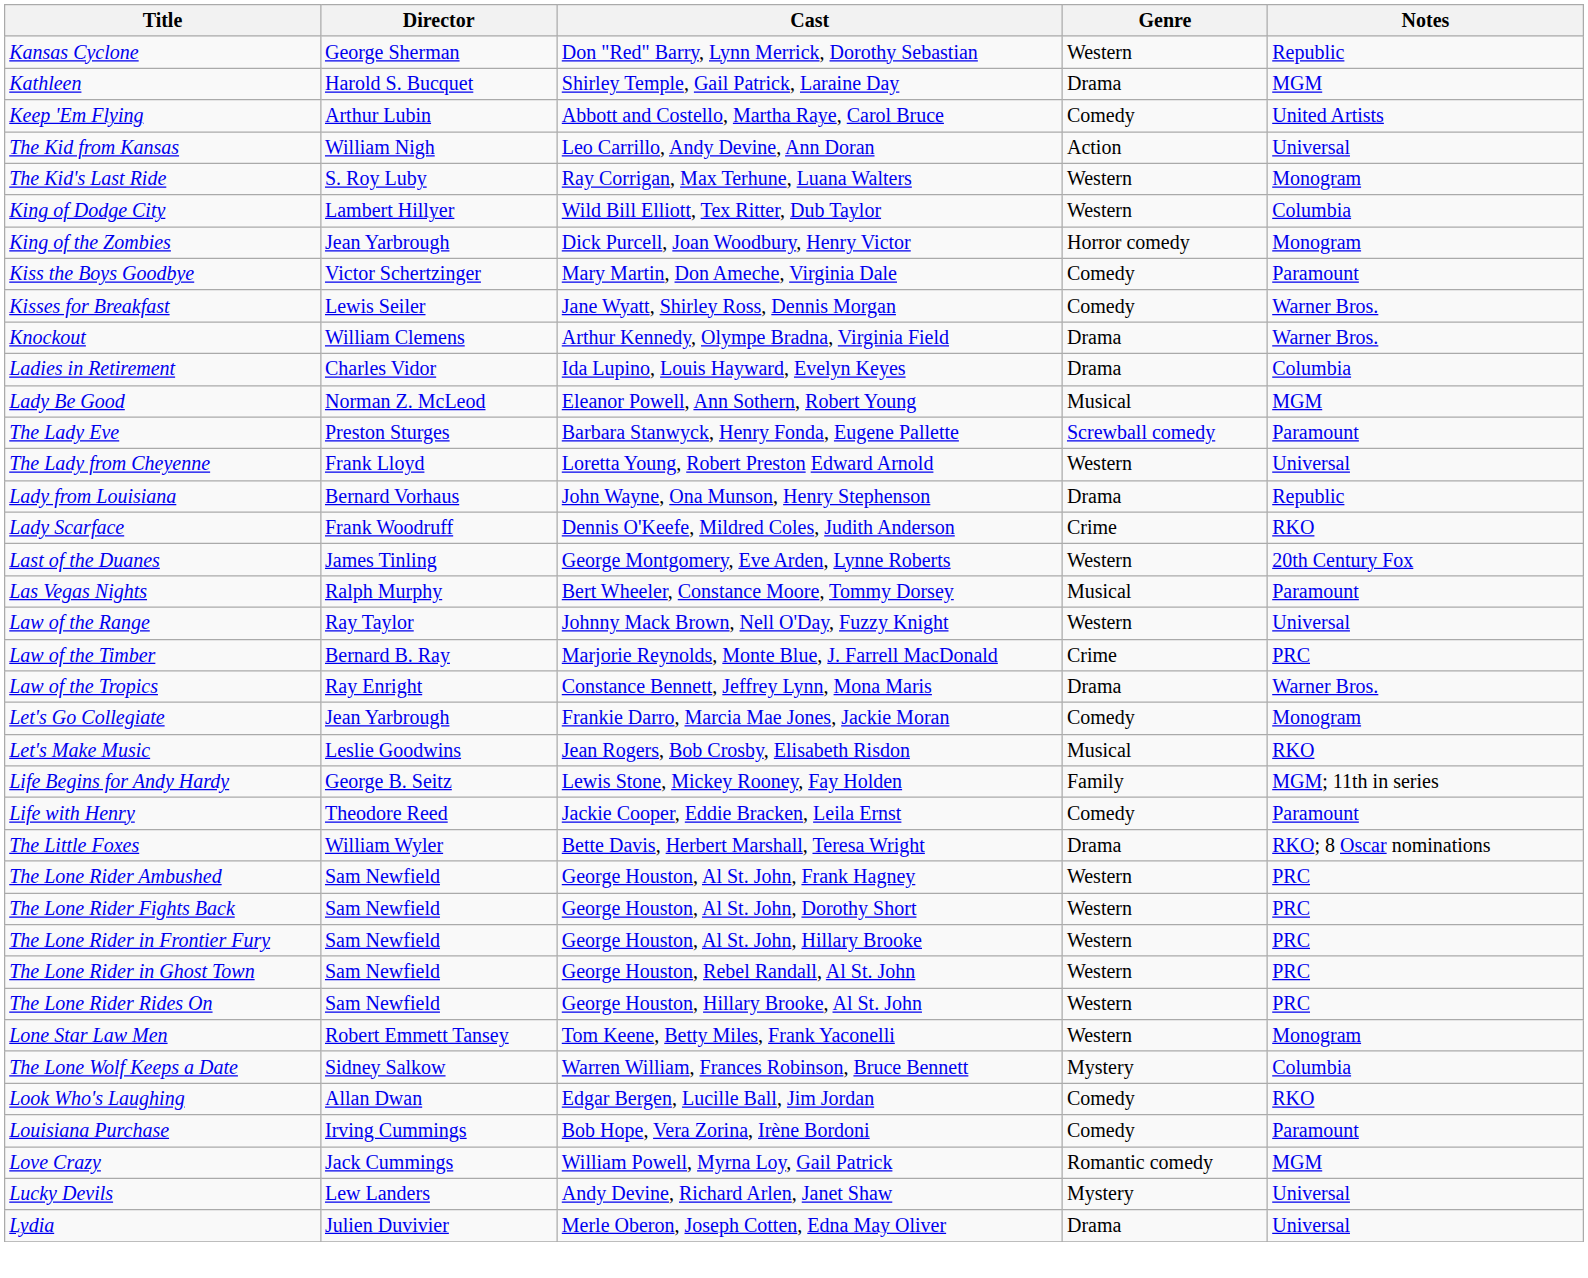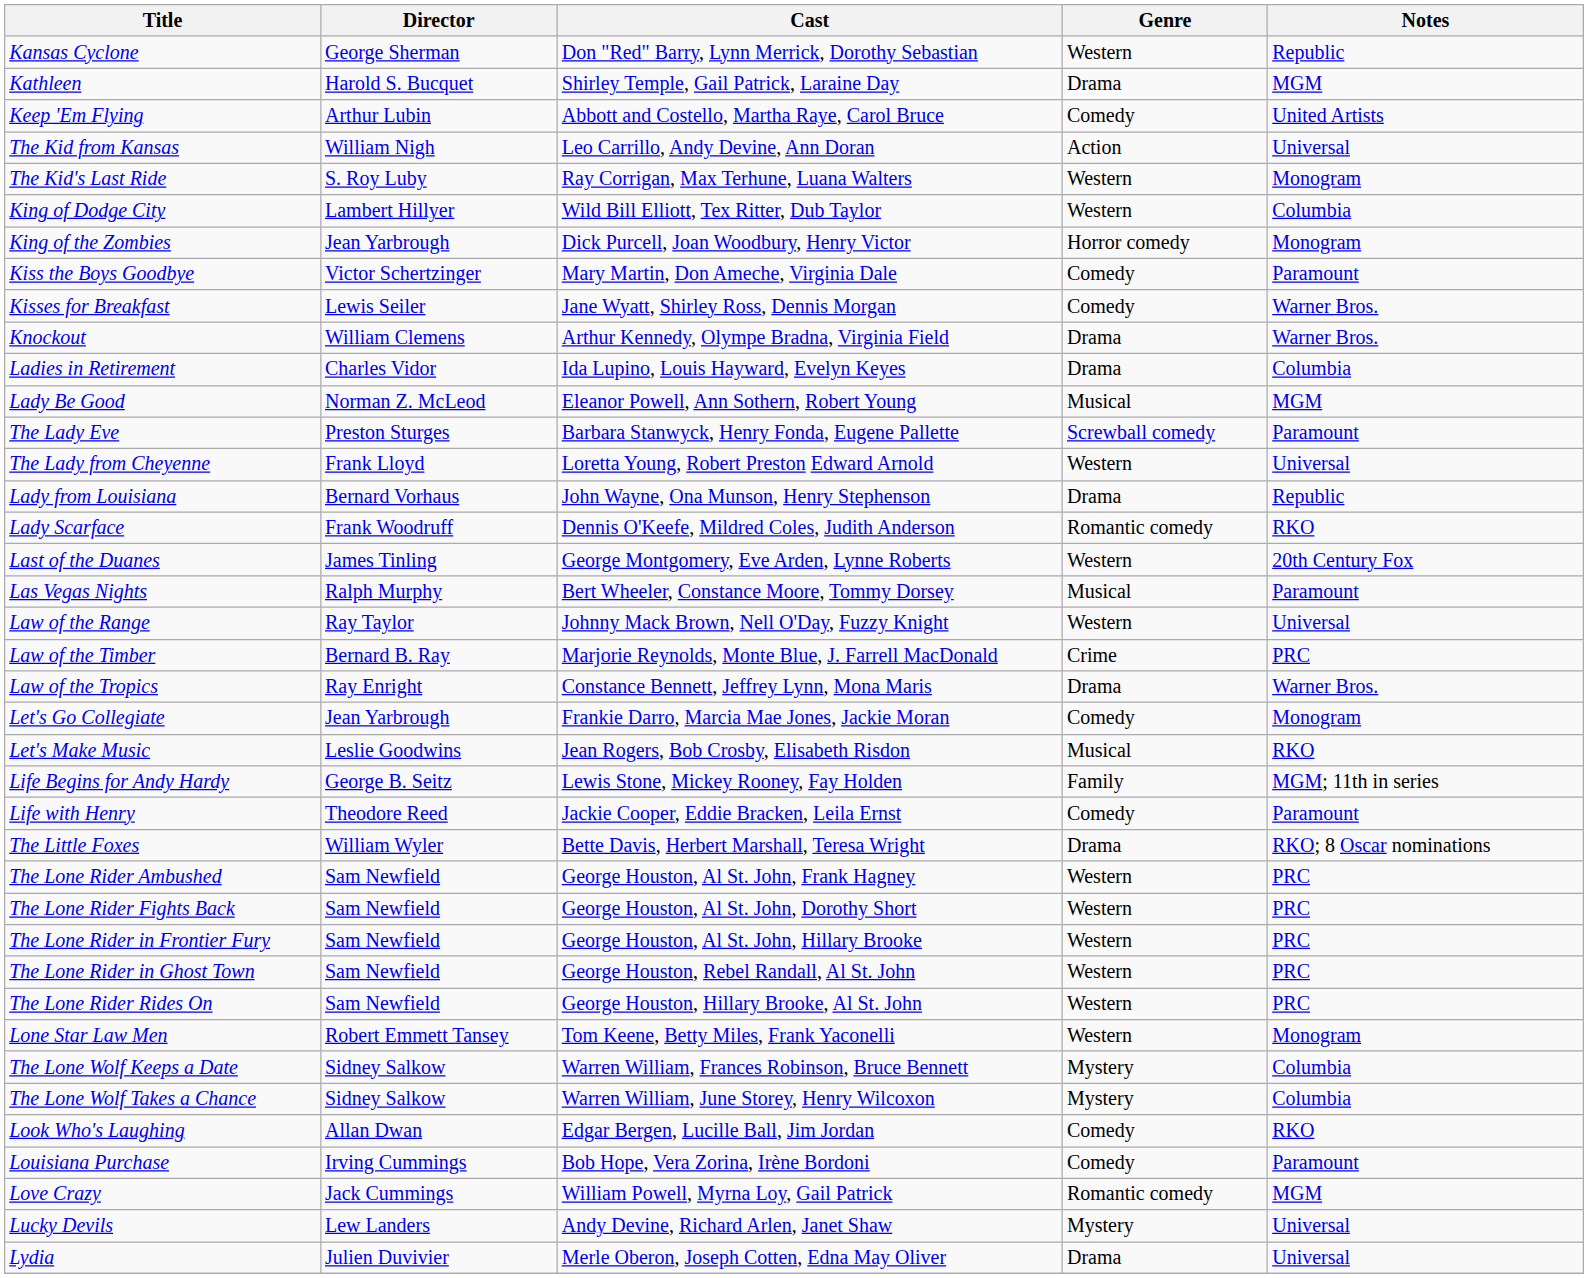(1092, 527) Crime -> (1140, 527) Romantic comedy
+ row: (133, 1098)
